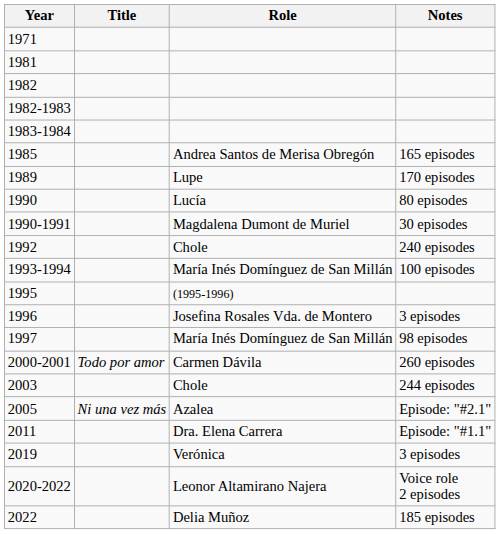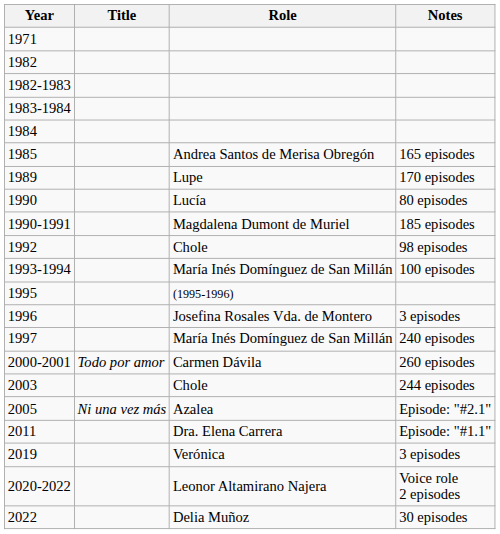- row: (22, 62)
+ row: (22, 131)
(433, 223) 30 episodes -> (437, 223) 185 episodes
(437, 246) 240 episodes -> (433, 246) 98 episodes
(433, 339) 98 episodes -> (437, 339) 240 episodes
(437, 517) 185 episodes -> (433, 517) 30 episodes
